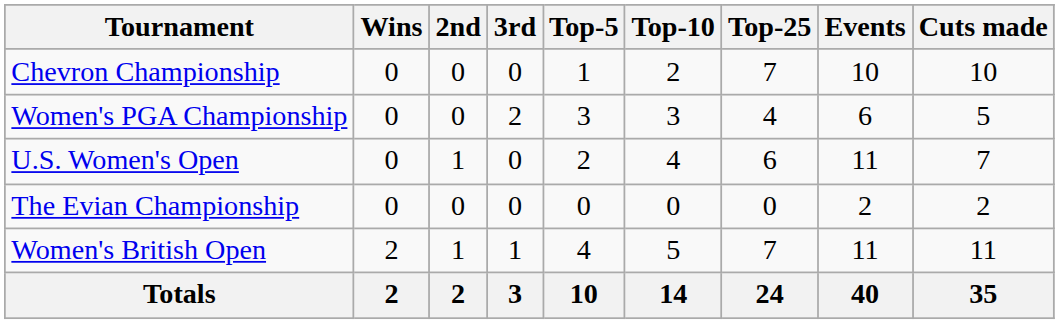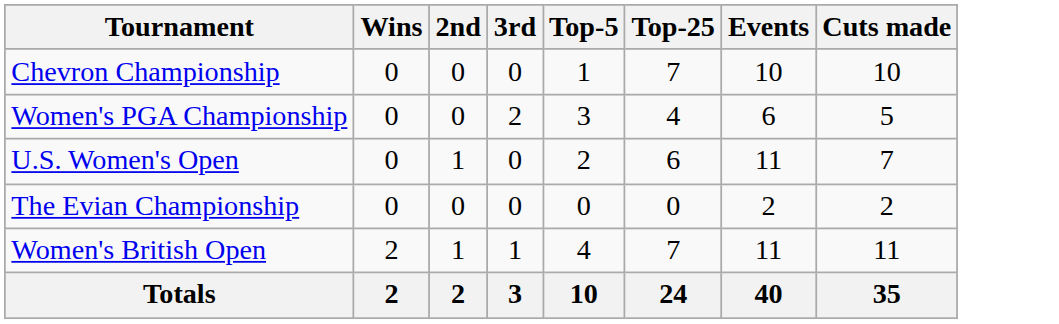- column: (673, 26)
